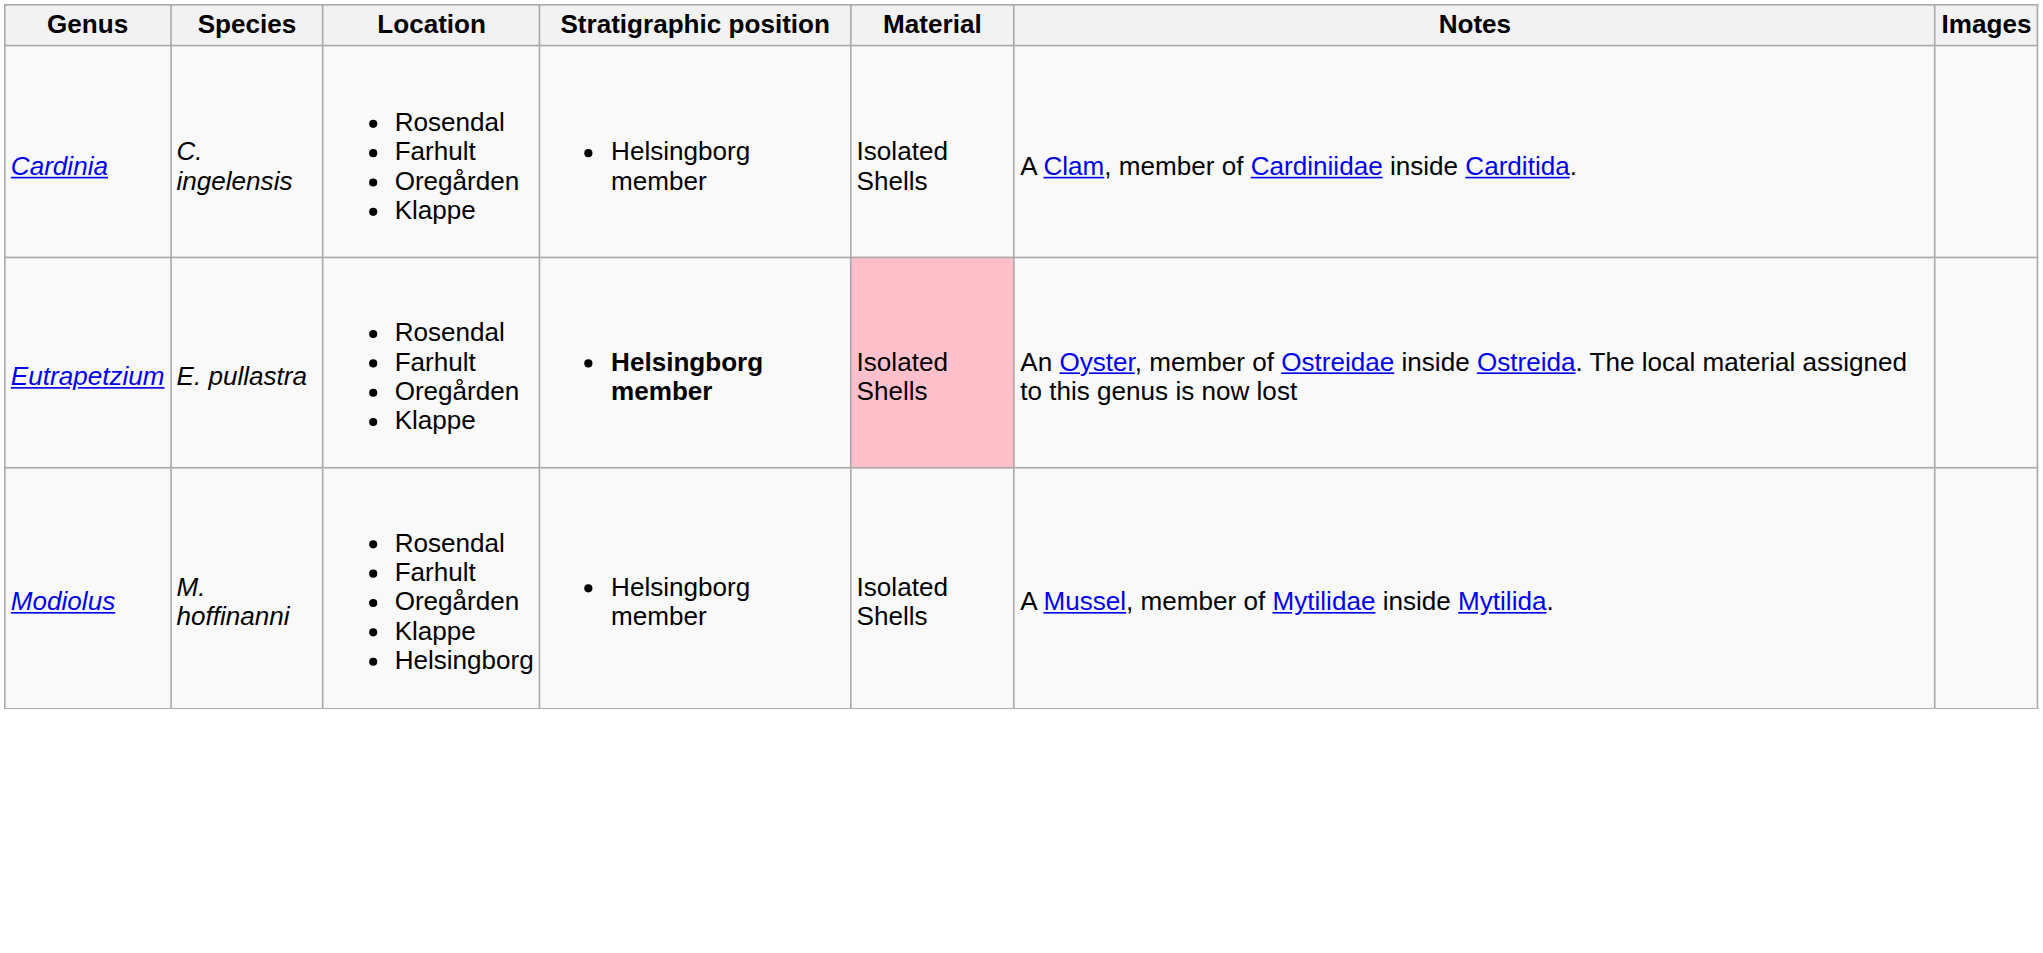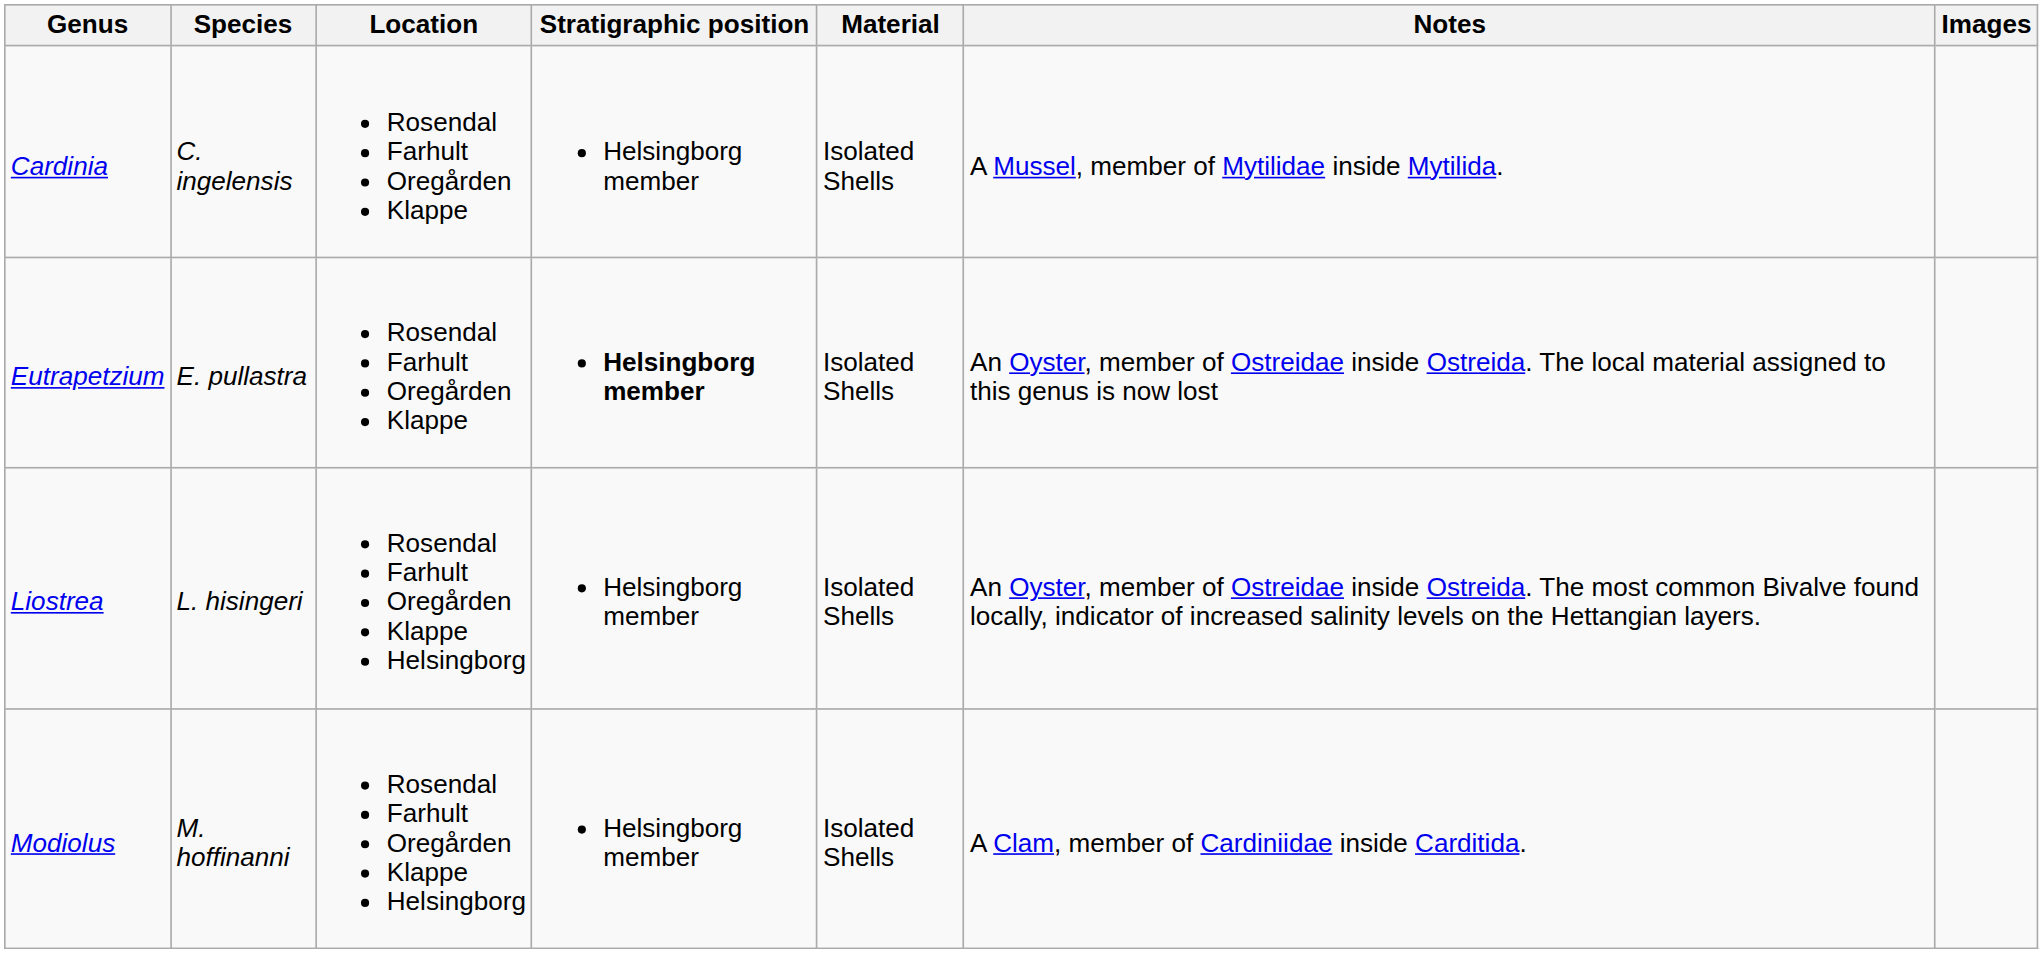(1299, 165) A Clam, member of Cardiniidae inside Carditida. -> (1237, 165) A Mussel, member of Mytilidae inside Mytilida.
(902, 376) pink background -> (869, 376) no background
+ row: (57, 602)
(1287, 602) A Mussel, member of Mytilidae inside Mytilida. -> (1248, 842) A Clam, member of Cardiniidae inside Carditida.
